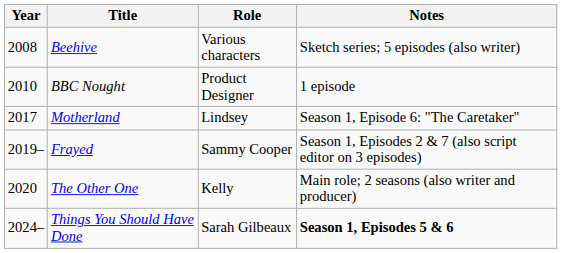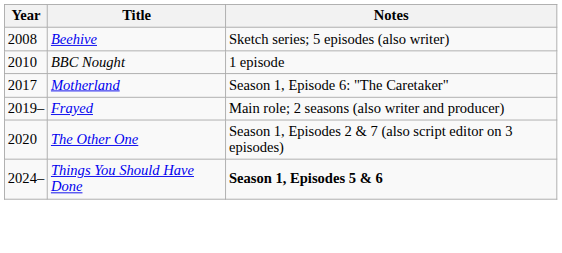- column: (247, 16)
(408, 149) Season 1, Episodes 2 & 7 (also script editor on 3 episodes) -> (367, 108) Main role; 2 seasons (also writer and producer)
(407, 188) Main role; 2 seasons (also writer and producer) -> (371, 139) Season 1, Episodes 2 & 7 (also script editor on 3 episodes)
